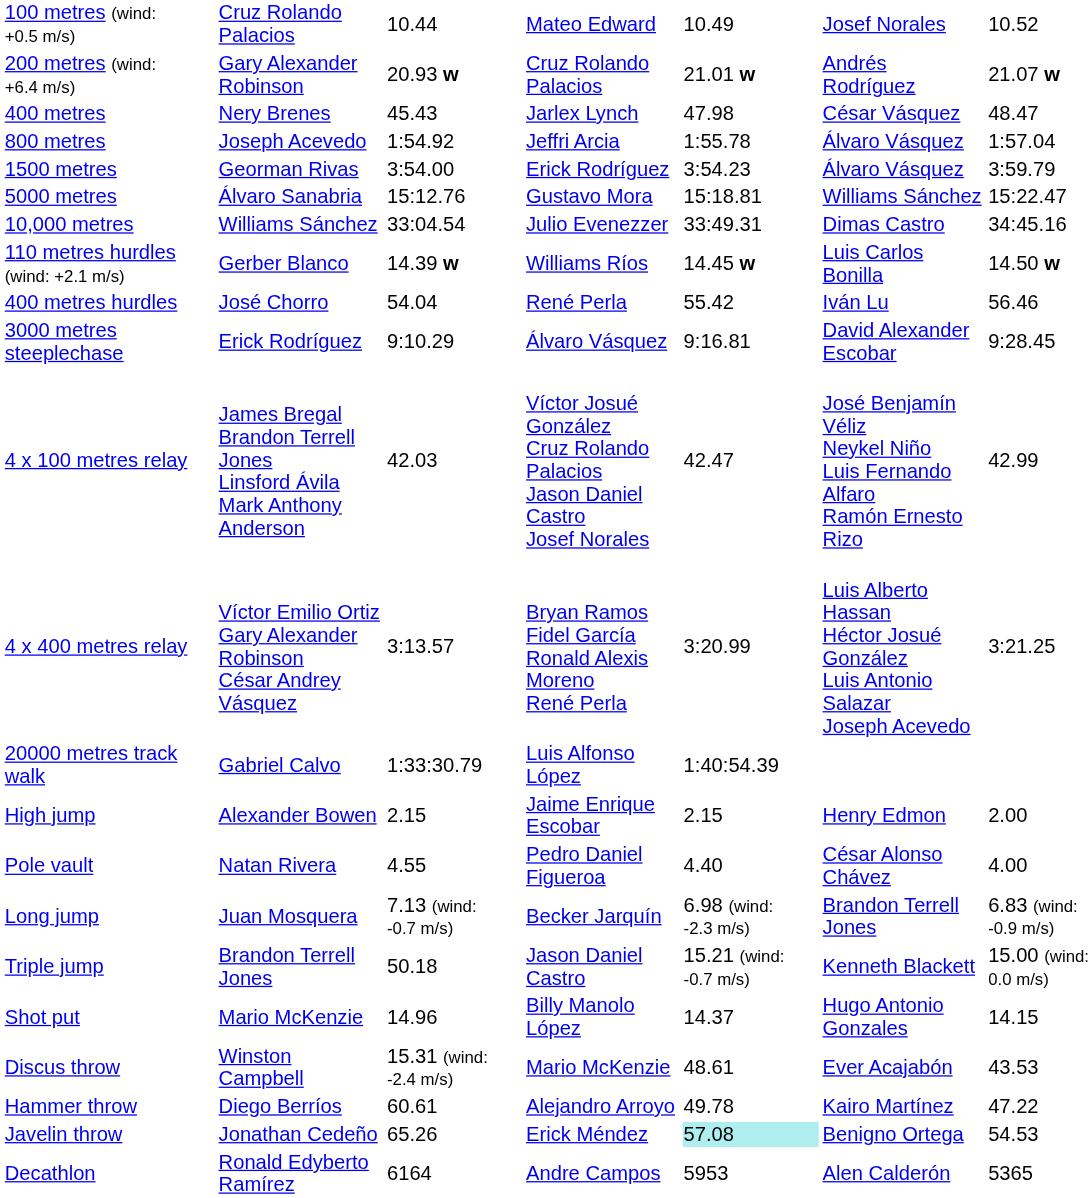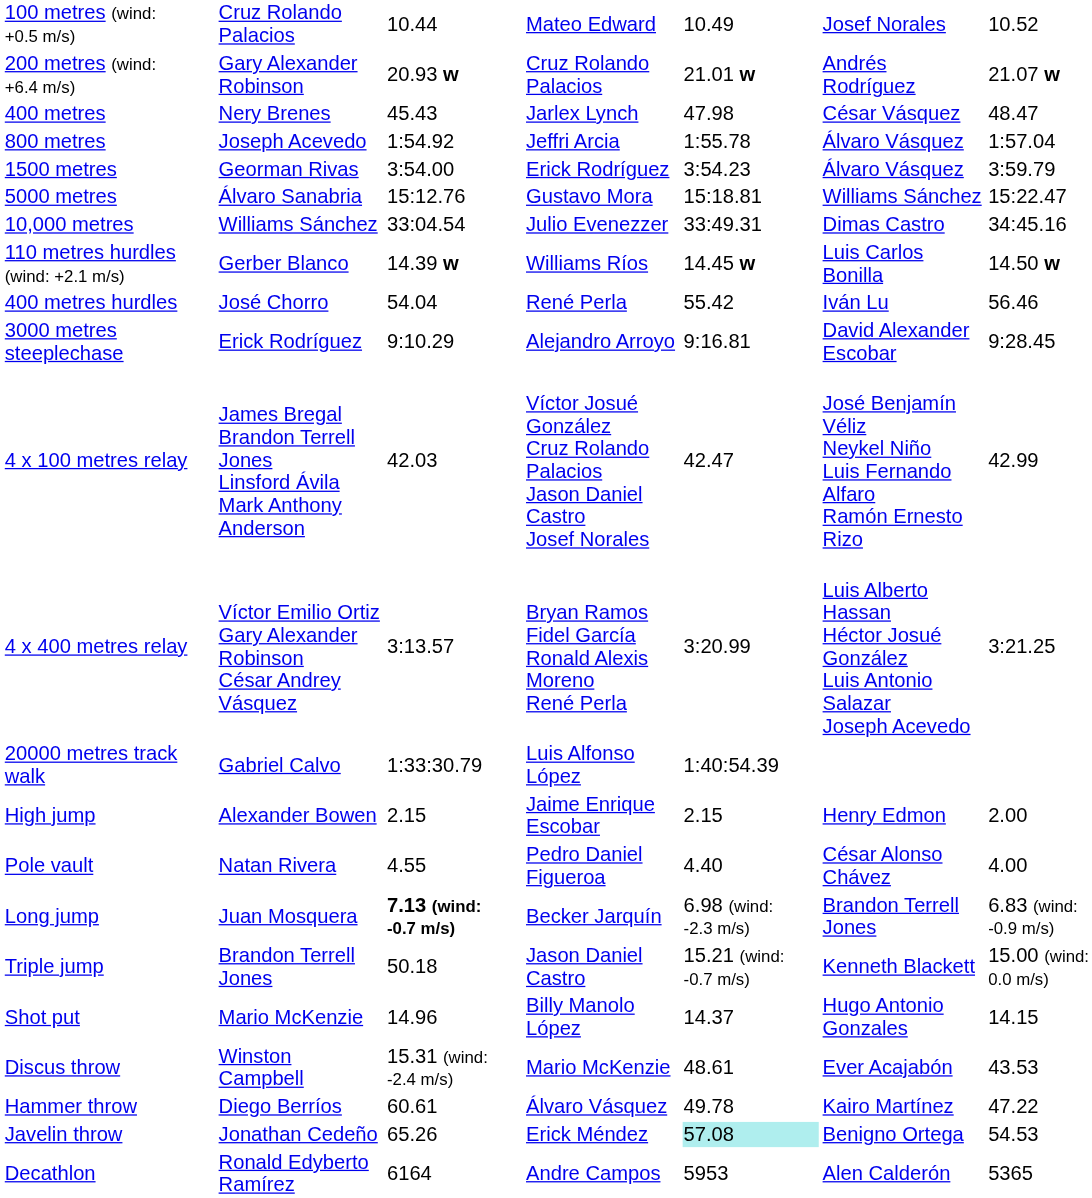(597, 341) Álvaro Vásquez -> (601, 341) Alejandro Arroyo
(432, 916) normal -> (434, 916) bold
(601, 1106) Alejandro Arroyo -> (597, 1106) Álvaro Vásquez
